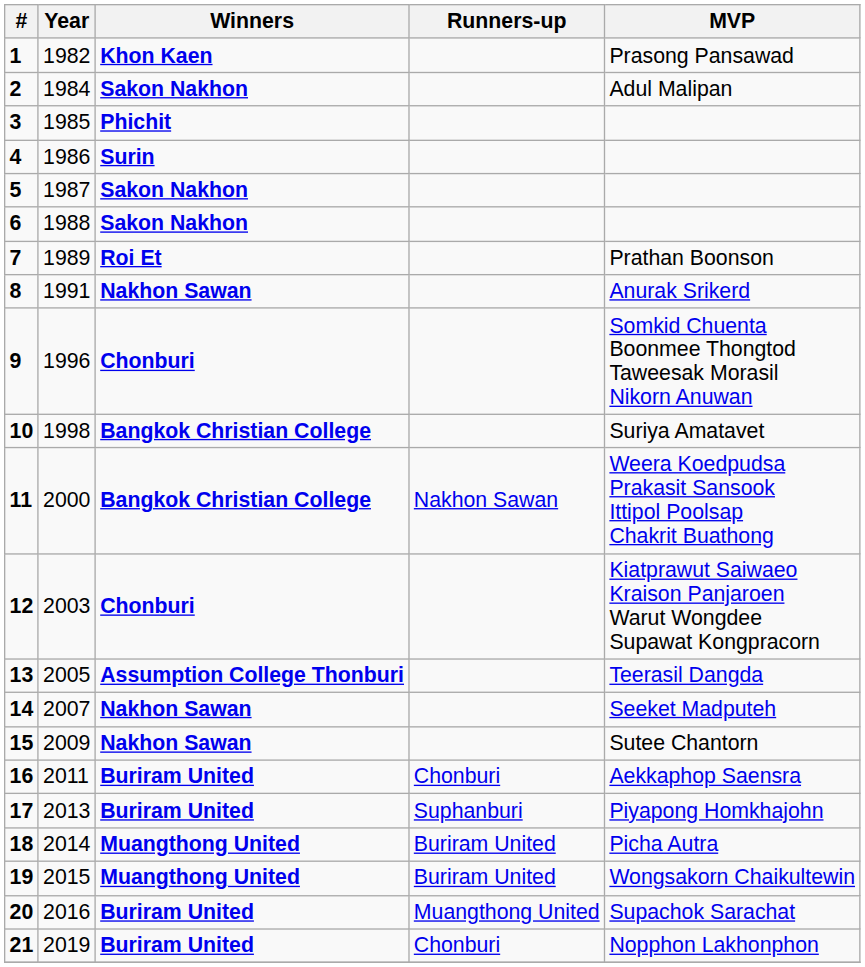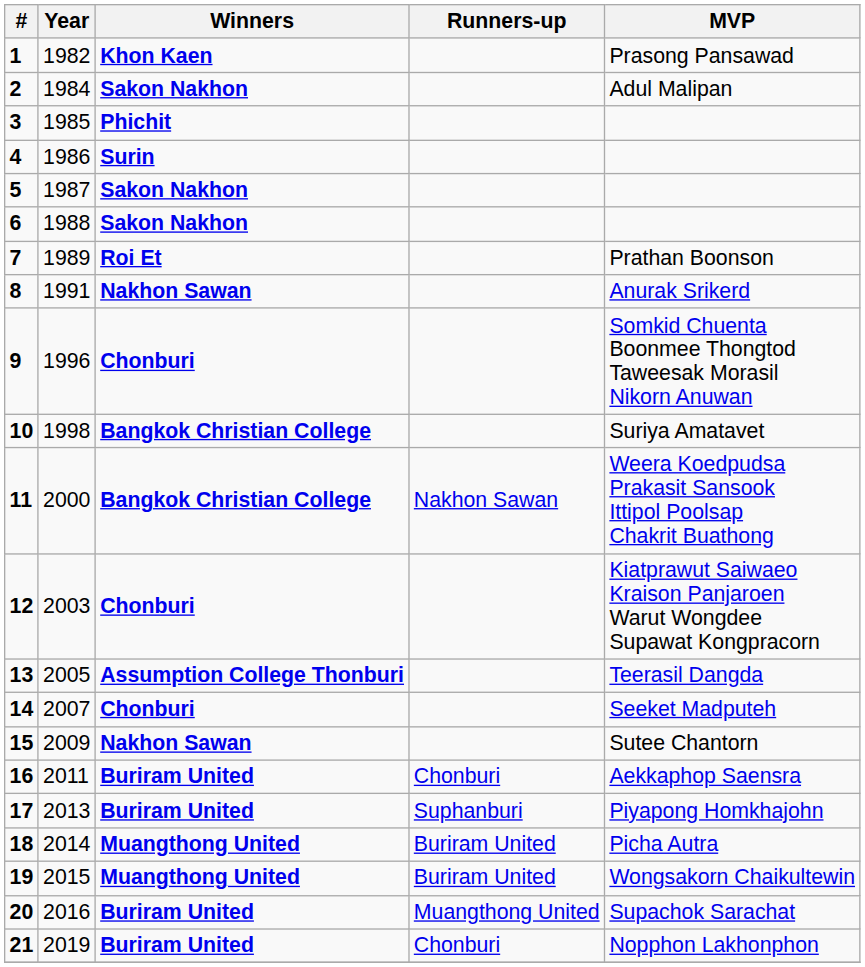(176, 709) Nakhon Sawan -> (147, 709) Chonburi
